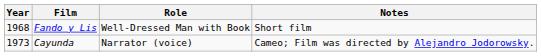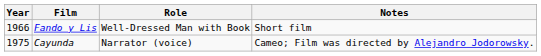(18, 28) 1968 -> (18, 28) 1966
(18, 43) 1973 -> (18, 43) 1975
